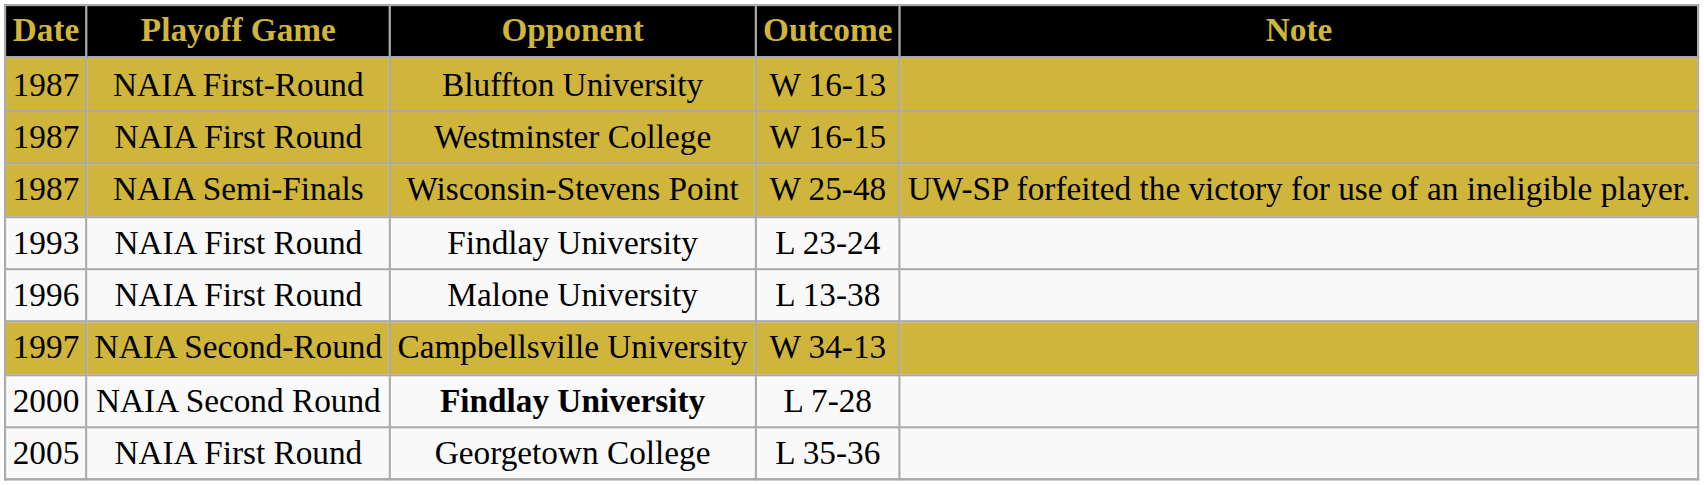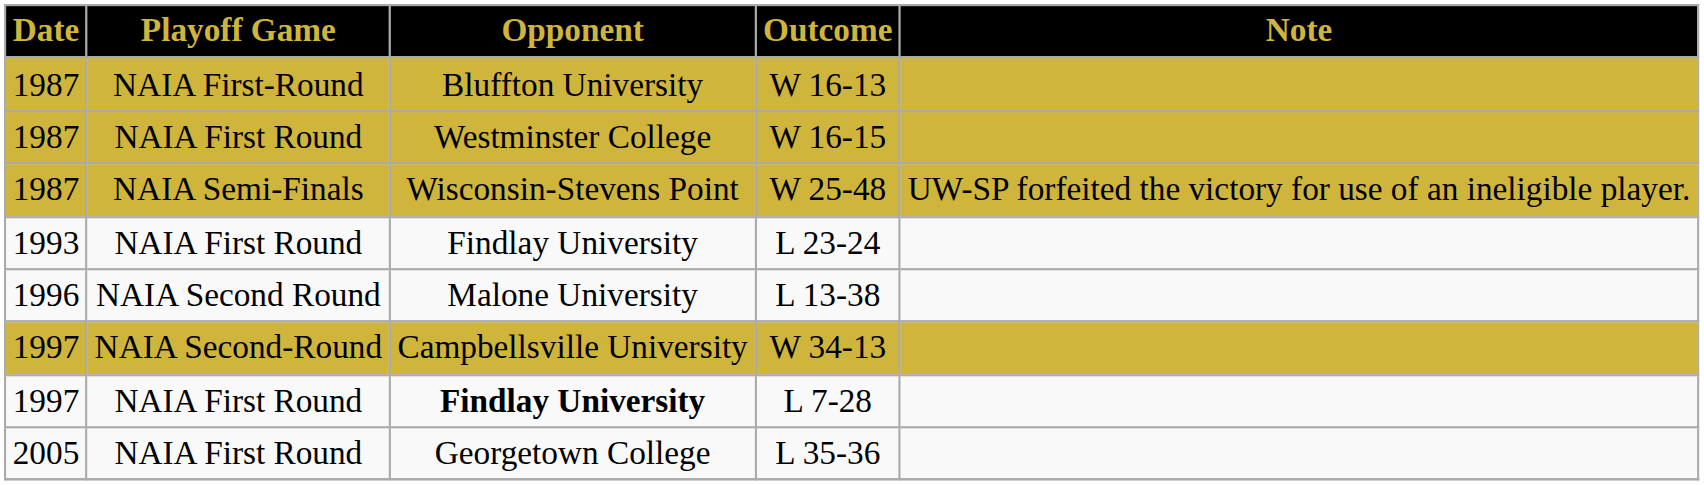(238, 294) NAIA First Round -> (238, 294) NAIA Second Round
(46, 400) 2000 -> (46, 400) 1997
(238, 400) NAIA Second Round -> (238, 400) NAIA First Round
